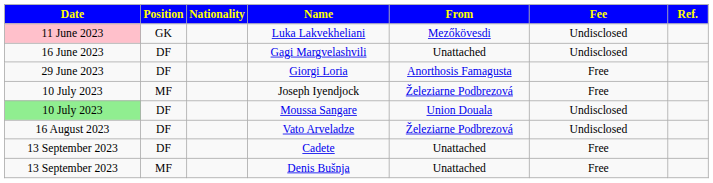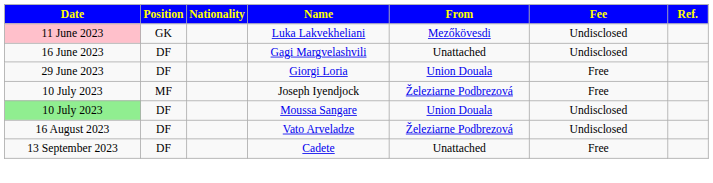(459, 72) Anorthosis Famagusta -> (459, 72) Union Douala
- row: (319, 168)
